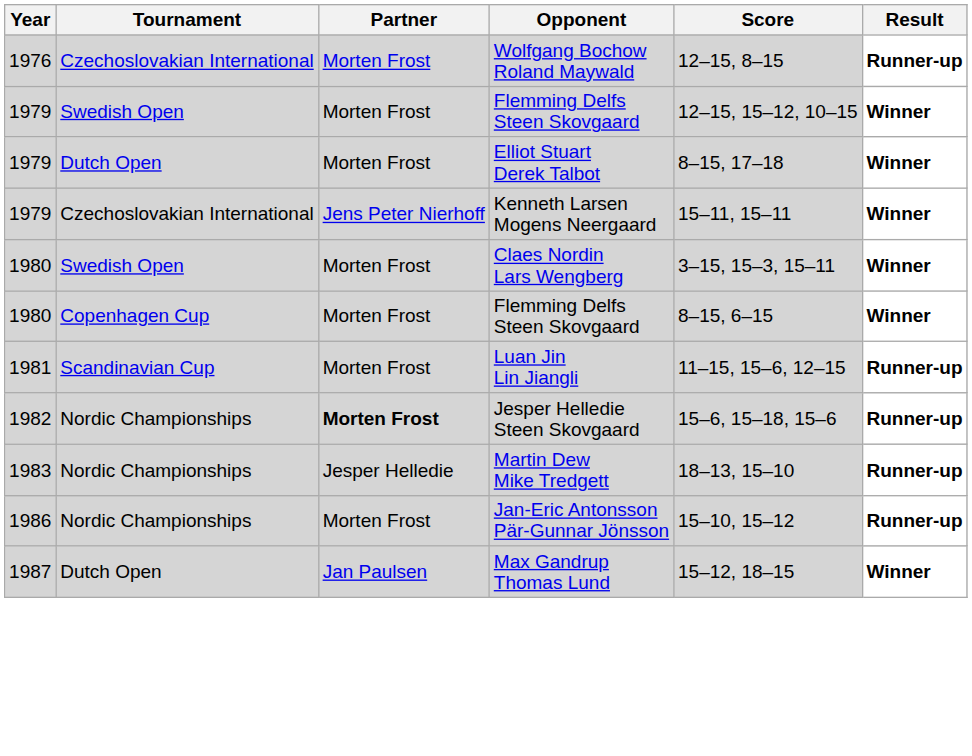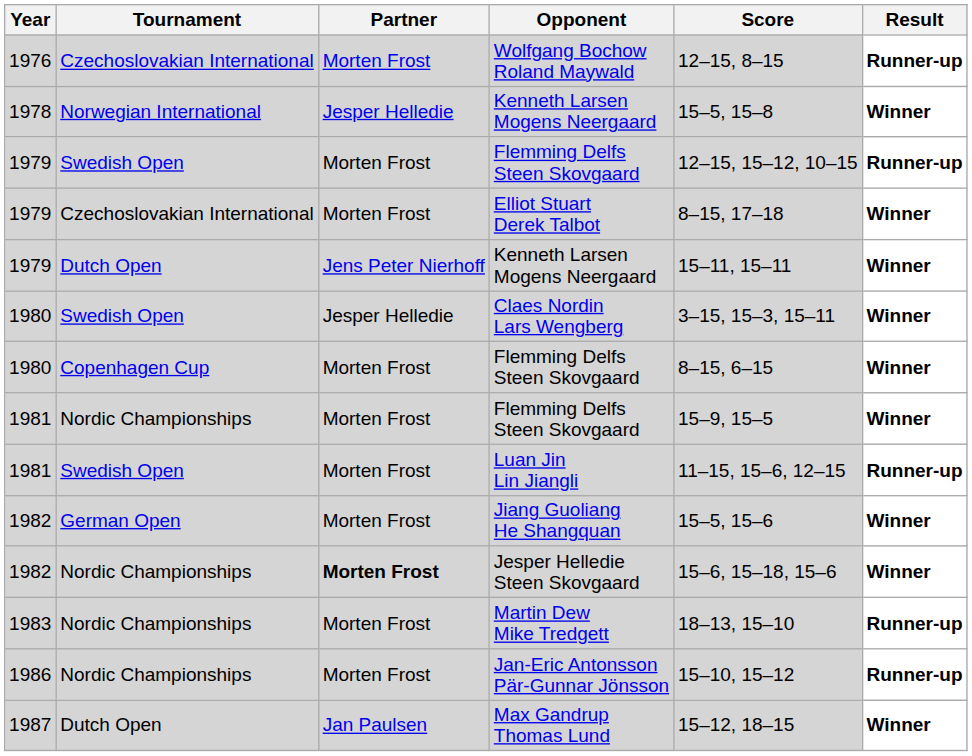+ row: (30, 112)
(899, 112) Winner -> (915, 163) Runner-up
(111, 163) Dutch Open -> (187, 214) Czechoslovakian International
(187, 214) Czechoslovakian International -> (111, 265) Dutch Open
(376, 265) Morten Frost -> (388, 316) Jesper Helledie
+ row: (30, 419)
(137, 368) Scandinavian Cup -> (122, 470) Swedish Open
+ row: (30, 521)
(915, 419) Runner-up -> (899, 572) Winner
(388, 470) Jesper Helledie -> (376, 623) Morten Frost
